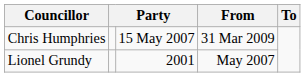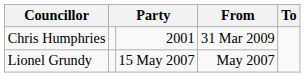(157, 38) 15 May 2007 -> (180, 38) 2001
(180, 60) 2001 -> (157, 60) 15 May 2007
